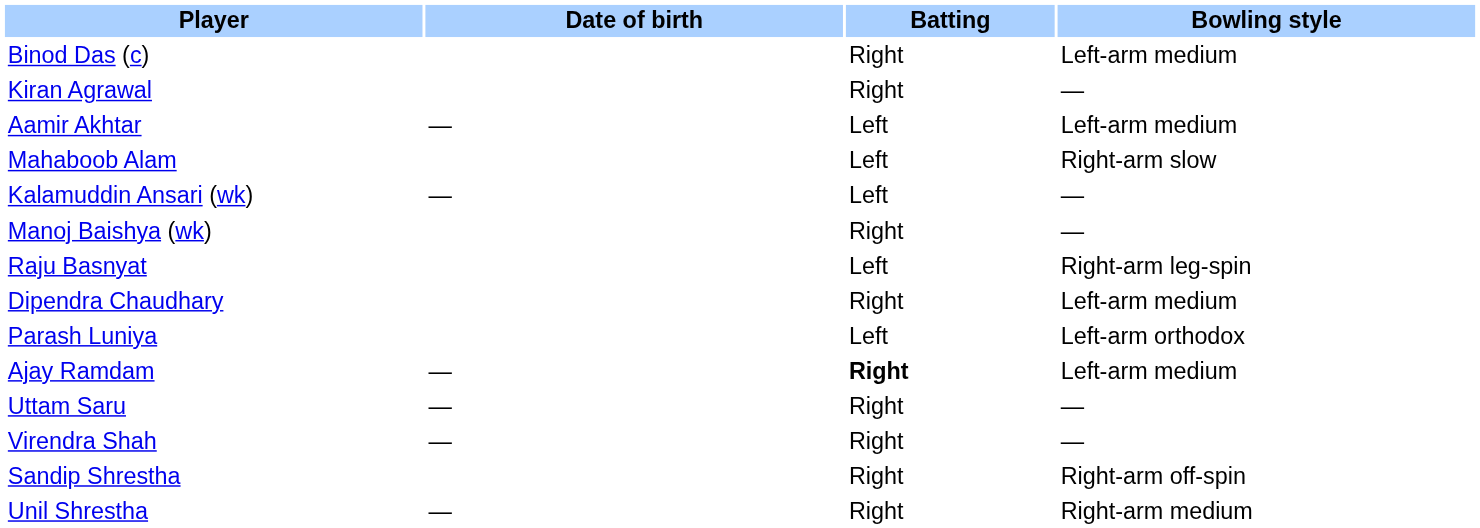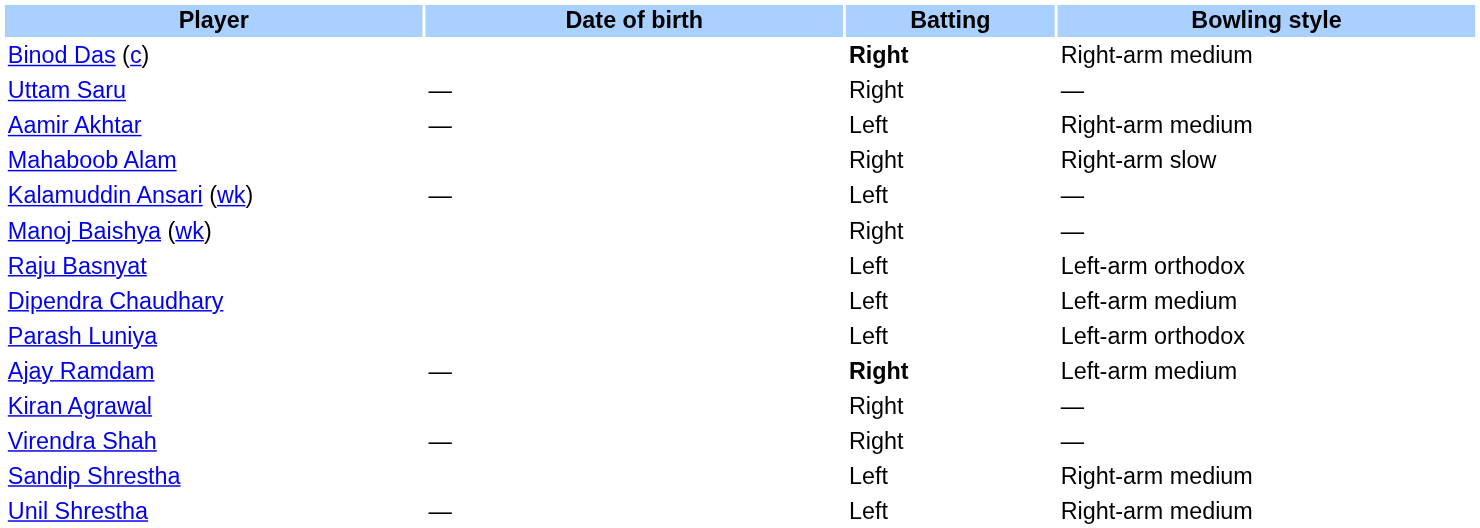(876, 55) normal -> (879, 55) bold
(1149, 55) Left-arm medium -> (1157, 55) Right-arm medium
rows swapped: (80, 90) <-> (67, 406)
(1149, 125) Left-arm medium -> (1157, 125) Right-arm medium
(868, 160) Left -> (876, 160) Right
(1156, 266) Right-arm leg-spin -> (1153, 266) Left-arm orthodox
(876, 301) Right -> (868, 301) Left
(876, 476) Right -> (868, 476) Left
(1153, 476) Right-arm off-spin -> (1157, 476) Right-arm medium
(876, 511) Right -> (868, 511) Left
